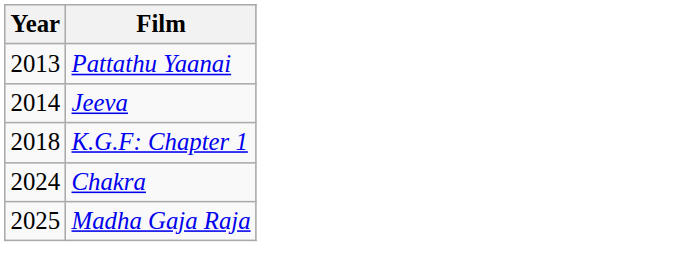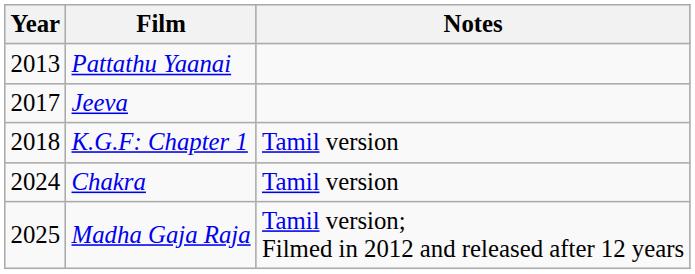+ column: (473, 24)
(35, 102) 2014 -> (35, 102) 2017
